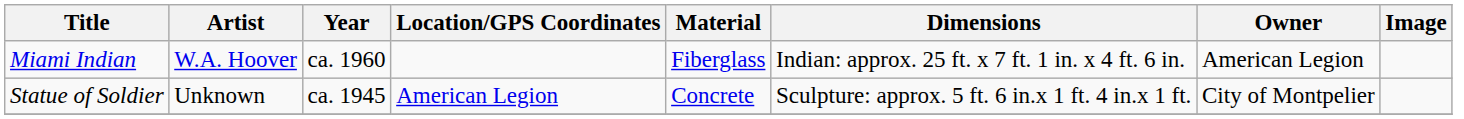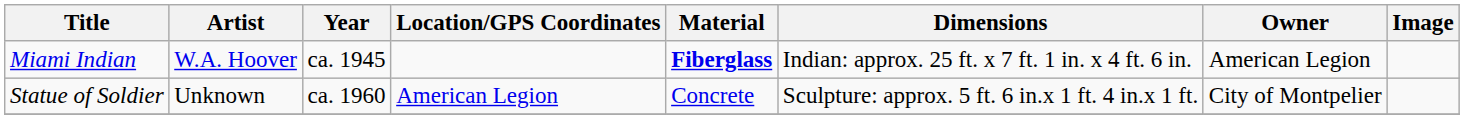(347, 59) ca. 1960 -> (347, 59) ca. 1945
(718, 59) normal -> (722, 59) bold
(347, 95) ca. 1945 -> (347, 95) ca. 1960
